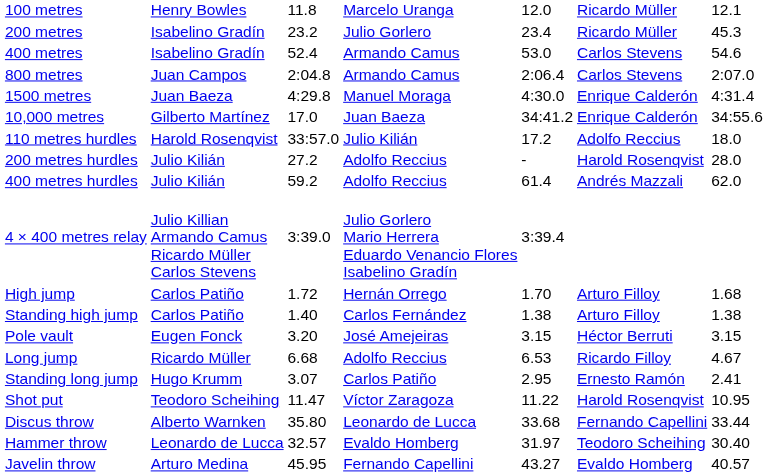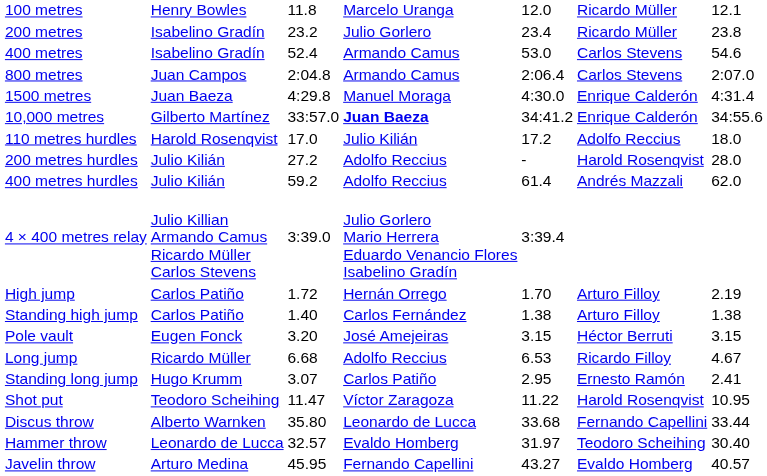(726, 31) 45.3 -> (726, 31) 23.8
(303, 117) 17.0 -> (313, 117) 33:57.0
(384, 117) normal -> (386, 117) bold
(313, 138) 33:57.0 -> (303, 138) 17.0
(726, 293) 1.68 -> (726, 293) 2.19
